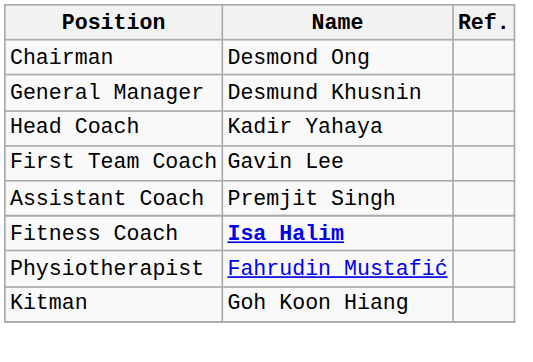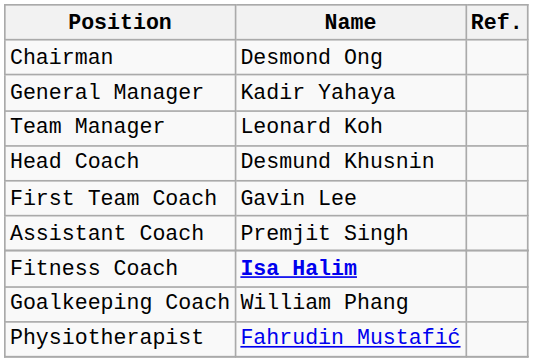(325, 93) Desmund Khusnin -> (318, 93) Kadir Yahaya
+ row: (88, 128)
(305, 128) Kadir Yahaya -> (338, 163) Desmund Khusnin
+ row: (120, 304)
- row: (49, 304)
